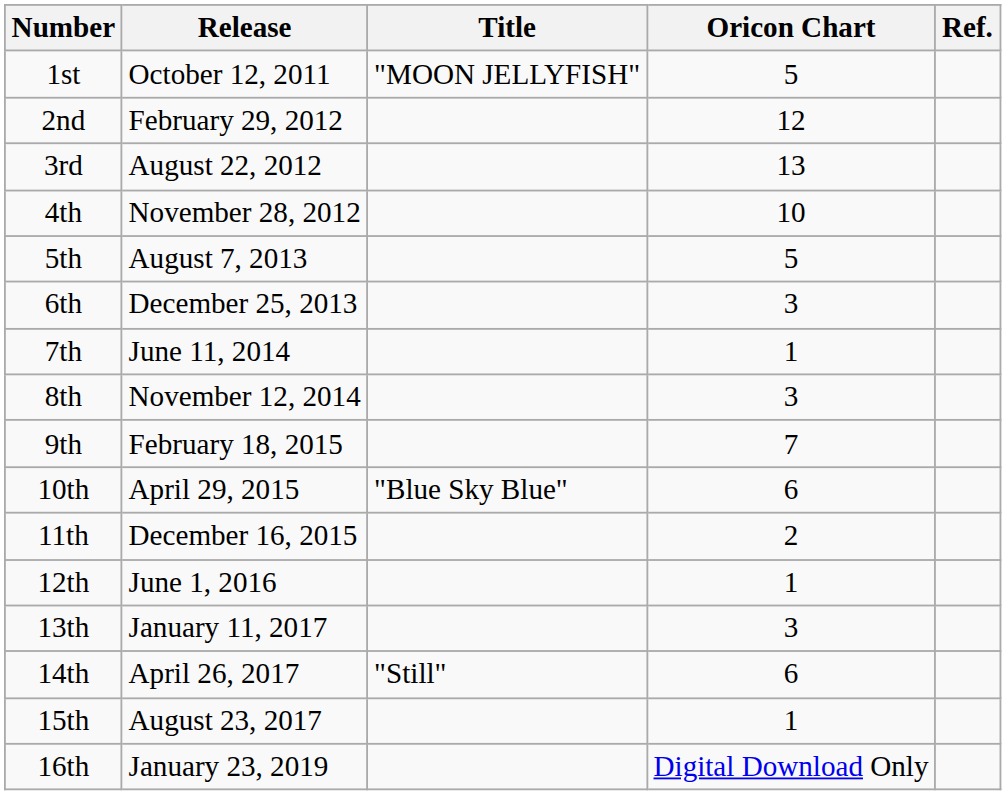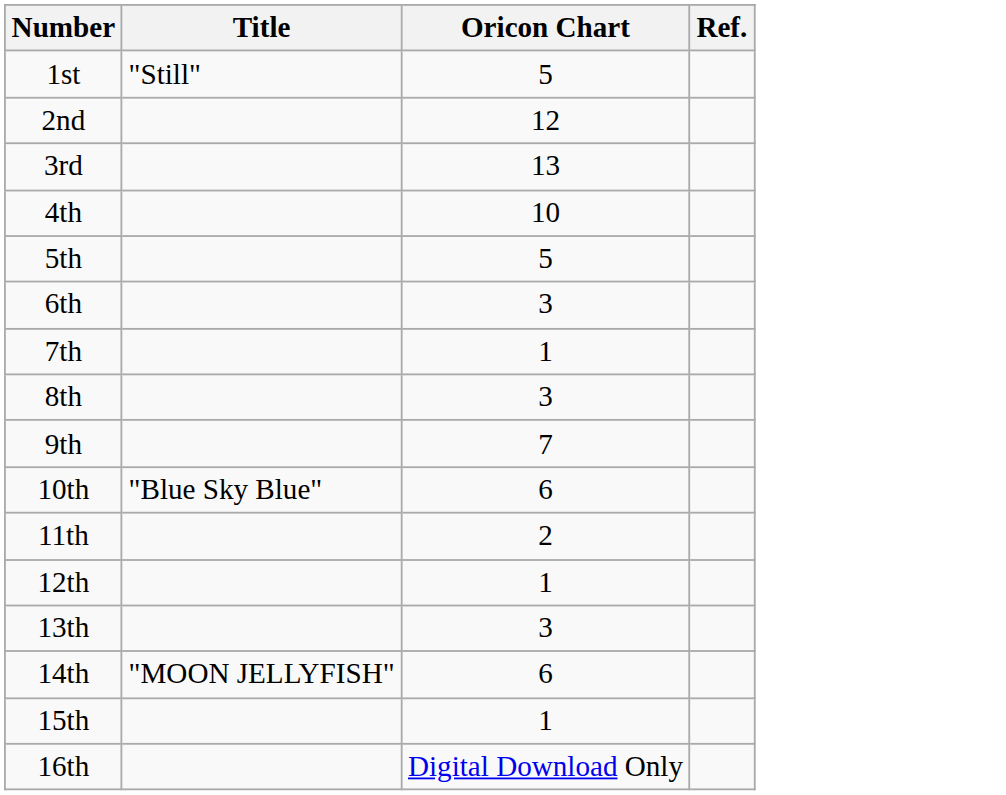- column: (245, 27)
(507, 73) "MOON JELLYFISH" -> (165, 73) "Still"
(410, 674) "Still" -> (262, 674) "MOON JELLYFISH"
